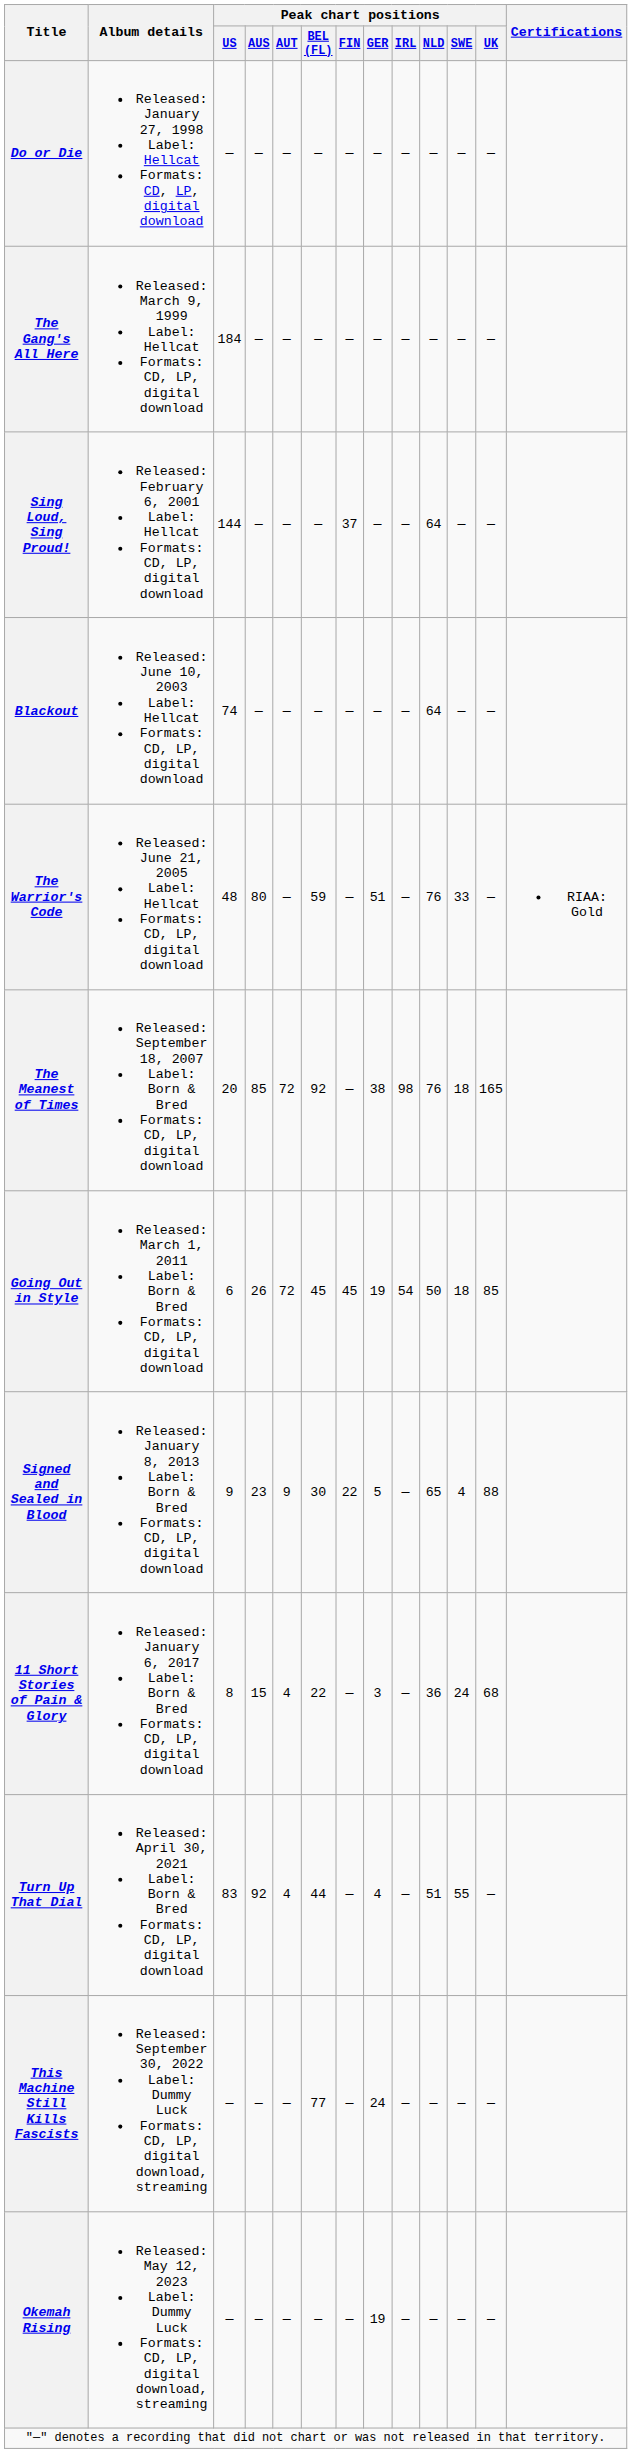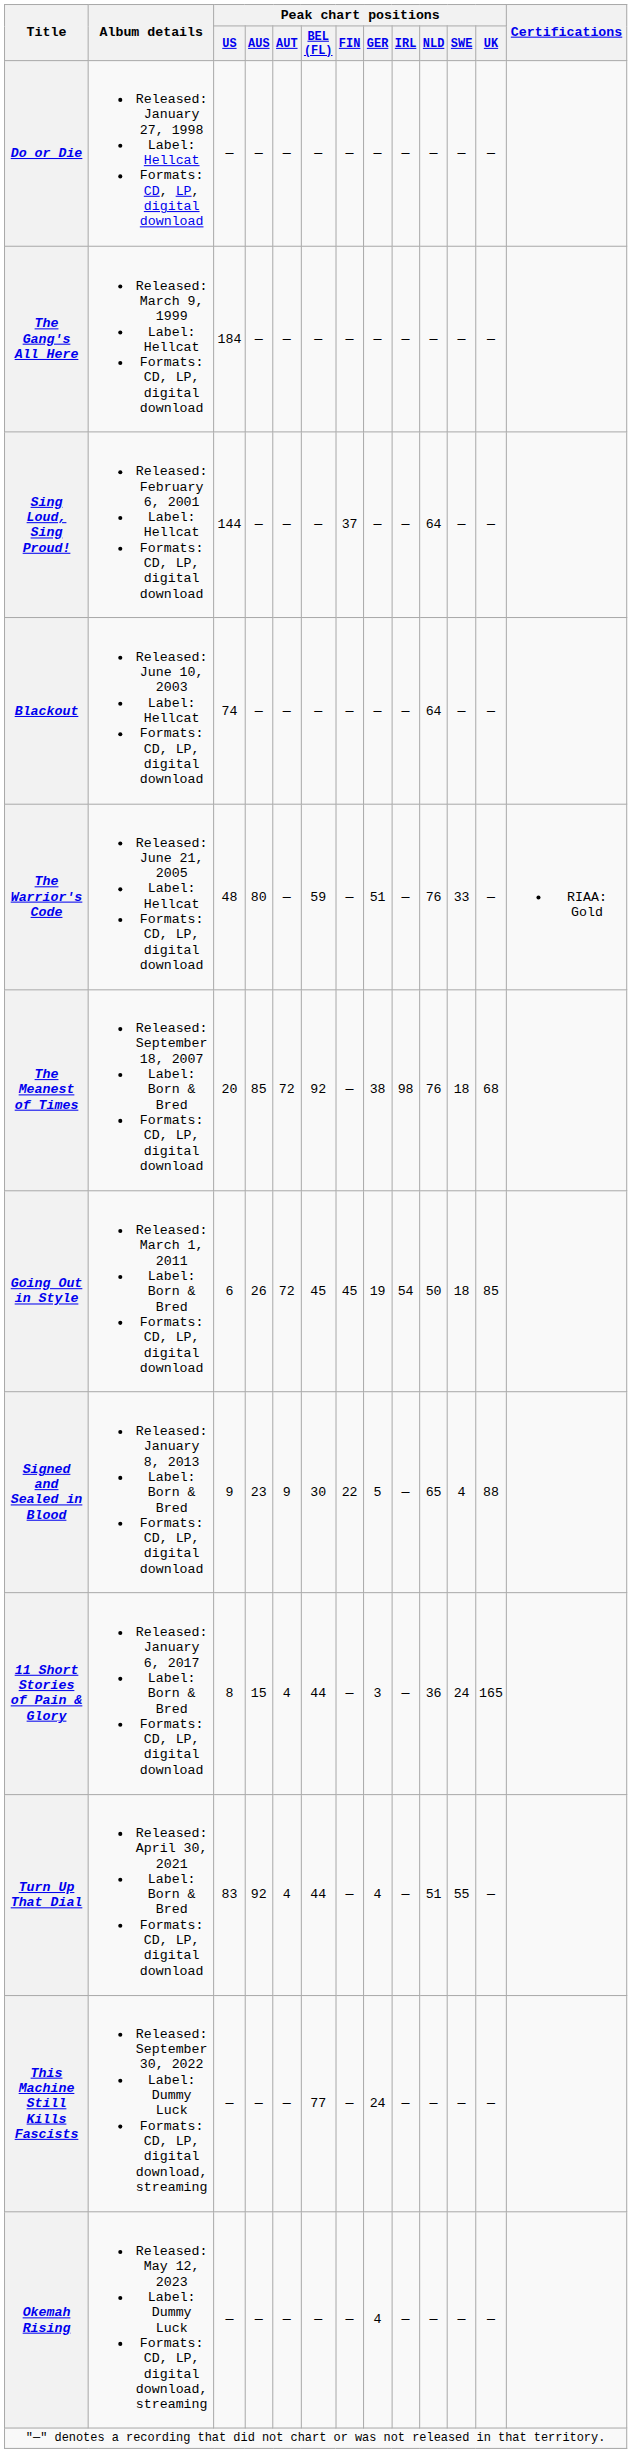(491, 1090) 165 -> (491, 1090) 68
(318, 1694) 22 -> (318, 1694) 44
(491, 1694) 68 -> (491, 1694) 165
(378, 2320) 19 -> (378, 2320) 4
